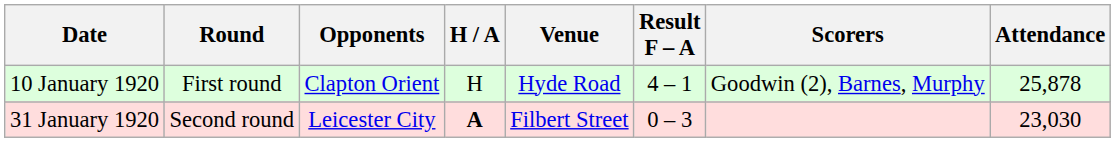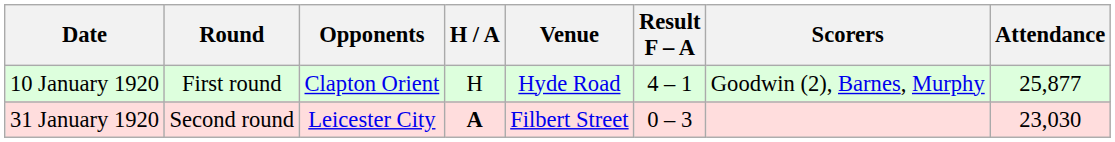(1050, 83) 25,878 -> (1050, 83) 25,877
